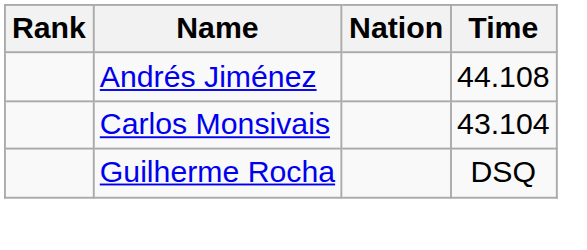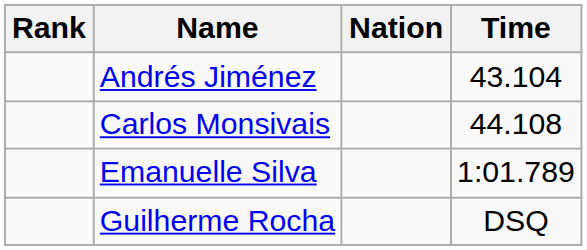(503, 76) 44.108 -> (516, 76) 43.104
(503, 124) 43.104 -> (516, 124) 44.108
+ row: (208, 172)
